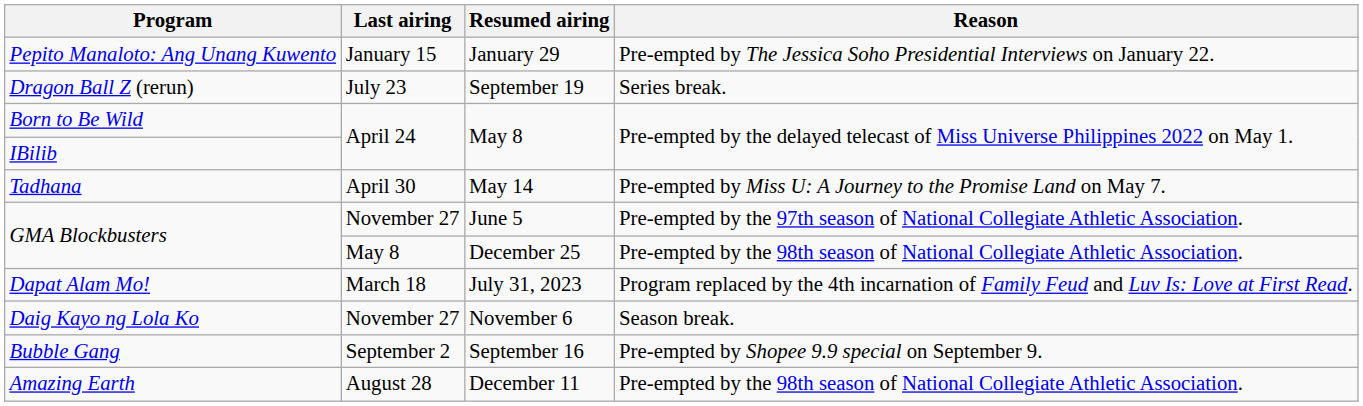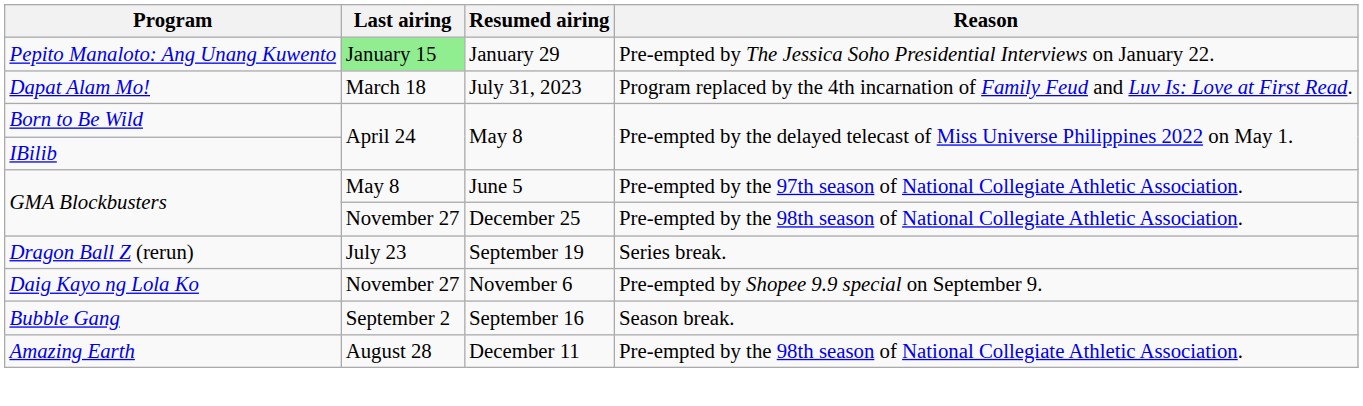(391, 53) no background -> (391, 53) lightgreen background
rows swapped: (80, 284) <-> (102, 86)
- row: (45, 185)
(403, 218) November 27 -> (373, 185) May 8
(373, 251) May 8 -> (403, 218) November 27
(677, 317) Season break. -> (831, 284) Pre-empted by Shopee 9.9 special on September 9.
(831, 350) Pre-empted by Shopee 9.9 special on September 9. -> (677, 317) Season break.
